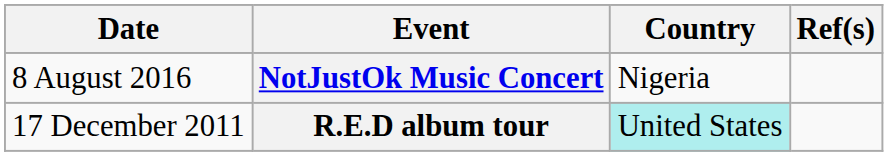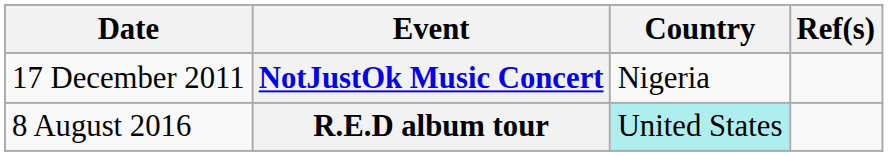(102, 77) 8 August 2016 -> (128, 77) 17 December 2011
(128, 126) 17 December 2011 -> (102, 126) 8 August 2016
